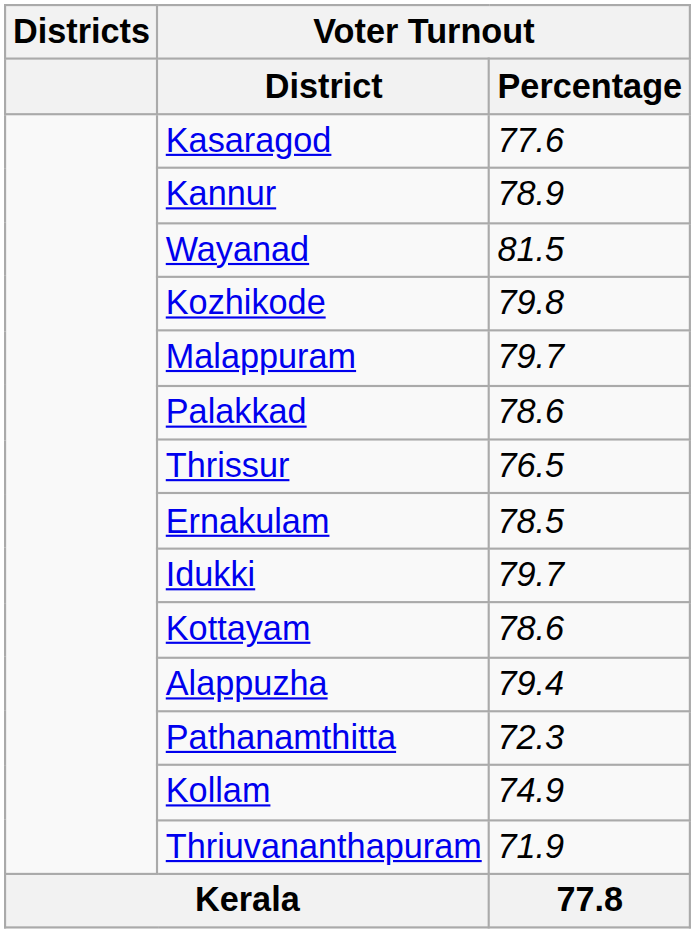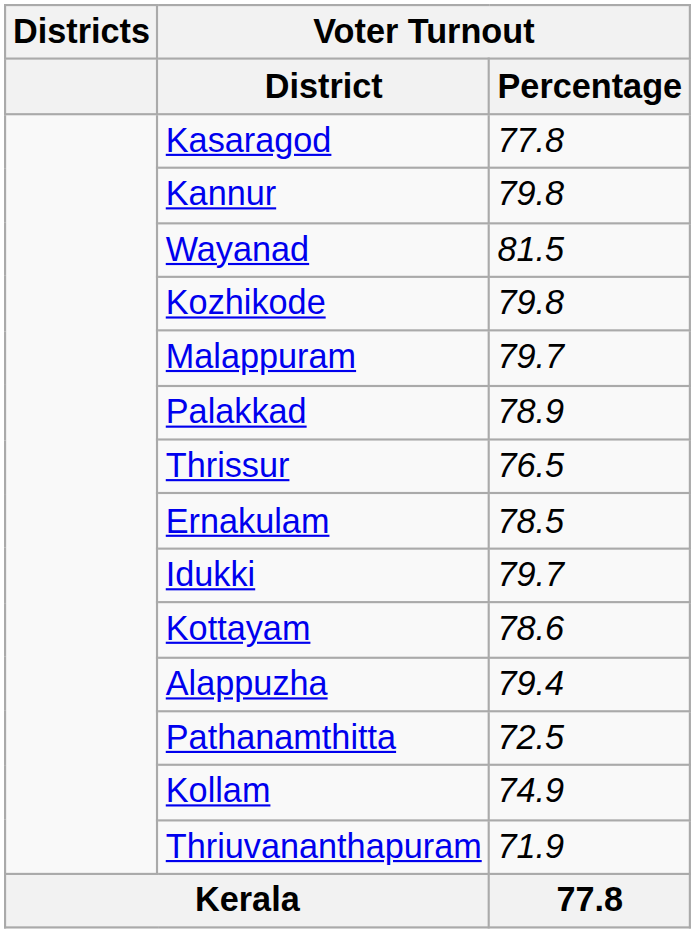(531, 140) 77.6 -> (531, 140) 77.8
(531, 194) 78.9 -> (531, 194) 79.8
(531, 411) 78.6 -> (531, 411) 78.9
(531, 737) 72.3 -> (531, 737) 72.5
